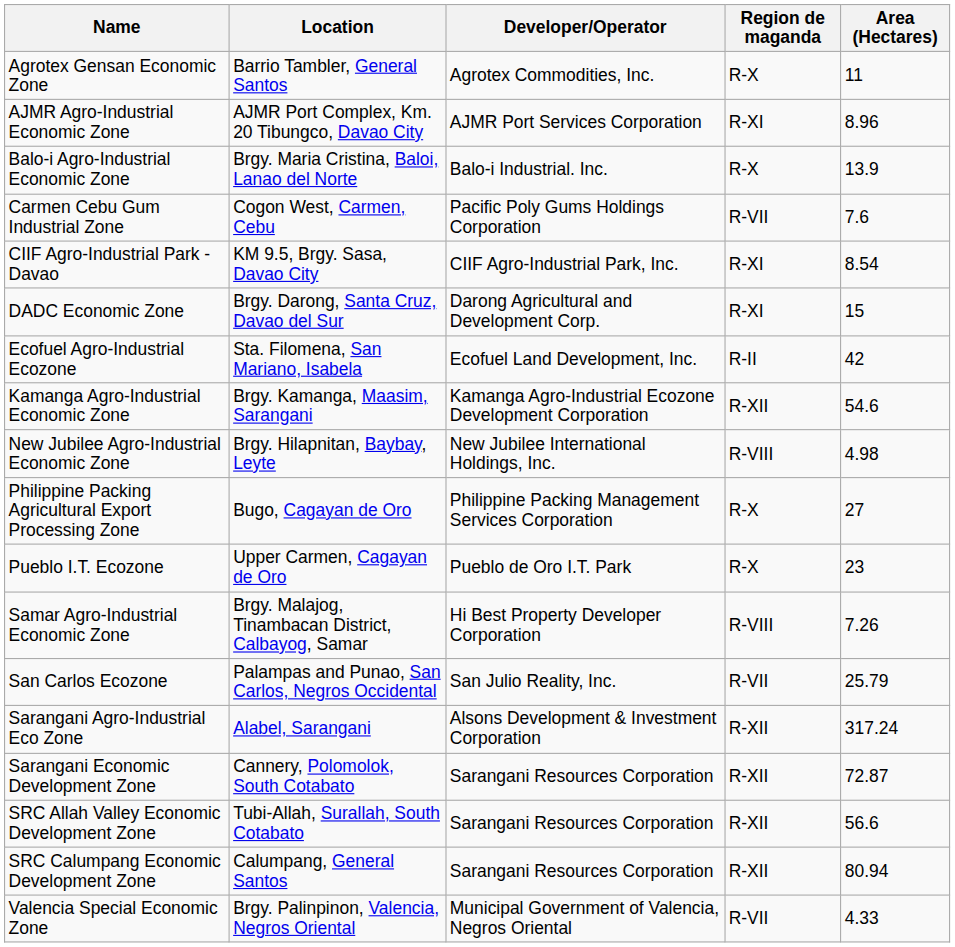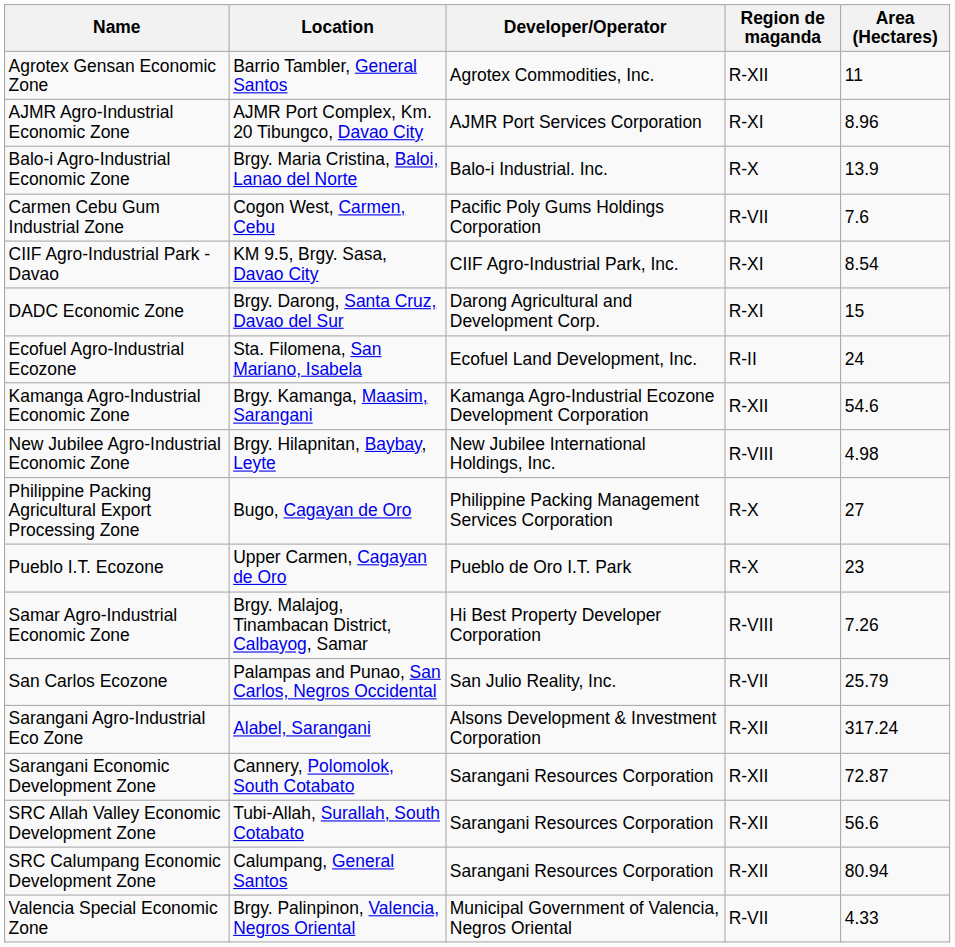(744, 75) R-X -> (749, 75) R-XII
(854, 359) 42 -> (854, 359) 24
